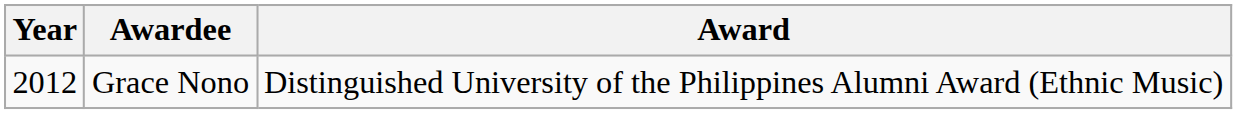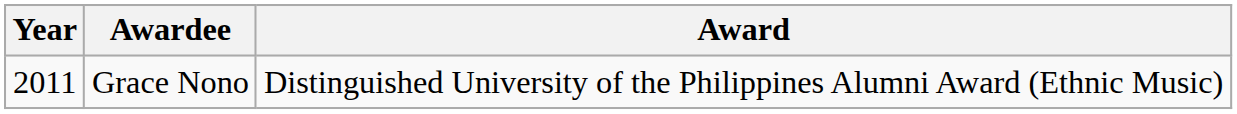(45, 81) 2012 -> (45, 81) 2011
